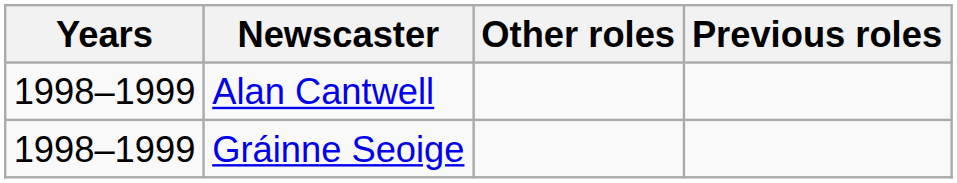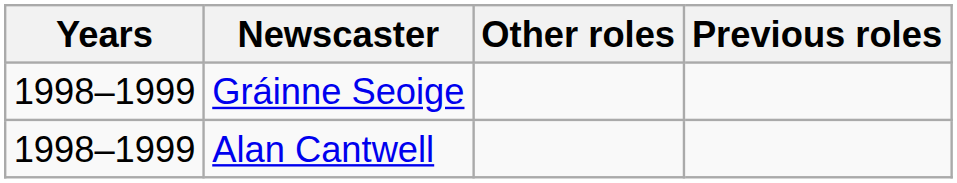rows swapped: (323, 92) <-> (338, 149)
